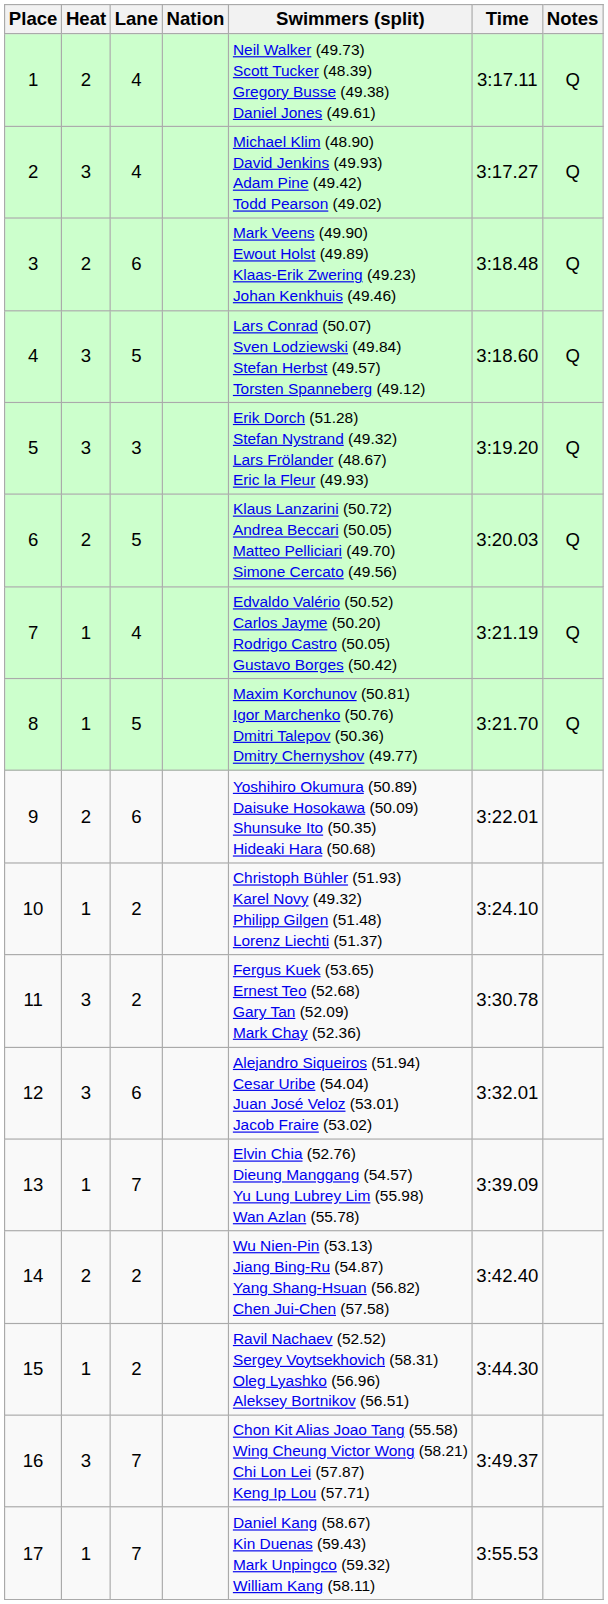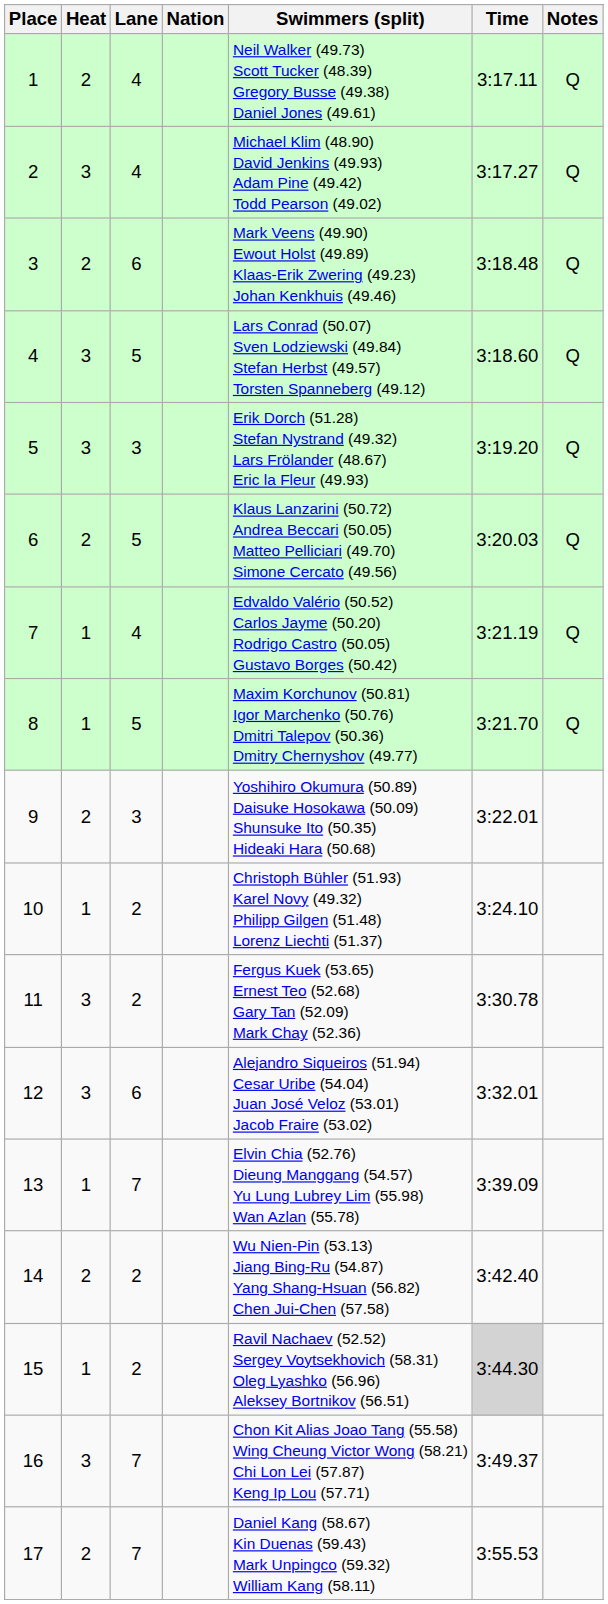(136, 816) 6 -> (136, 816) 3
(507, 1369) no background -> (507, 1369) lightgrey background
(86, 1553) 1 -> (86, 1553) 2
